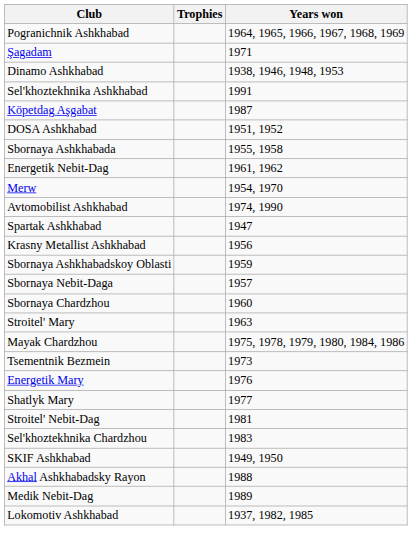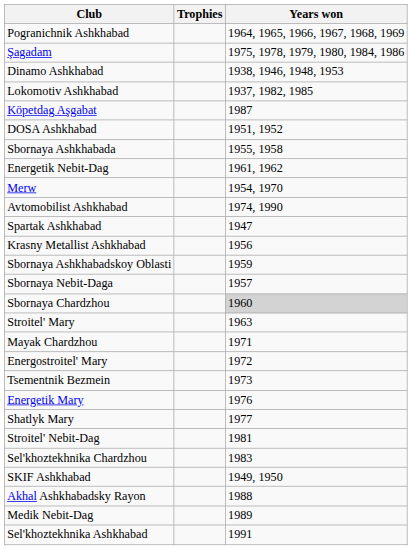(240, 52) 1971 -> (316, 52) 1975, 1978, 1979, 1980, 1984, 1986
rows swapped: (63, 515) <-> (77, 91)
(240, 303) no background -> (240, 303) lightgrey background
(316, 341) 1975, 1978, 1979, 1980, 1984, 1986 -> (240, 341) 1971
+ row: (57, 361)
